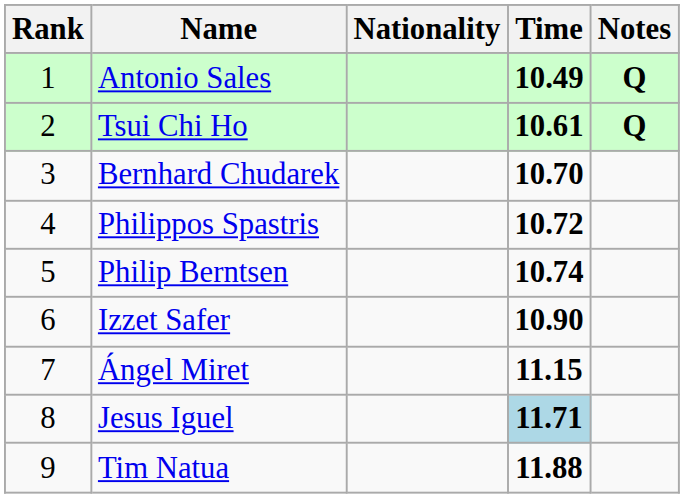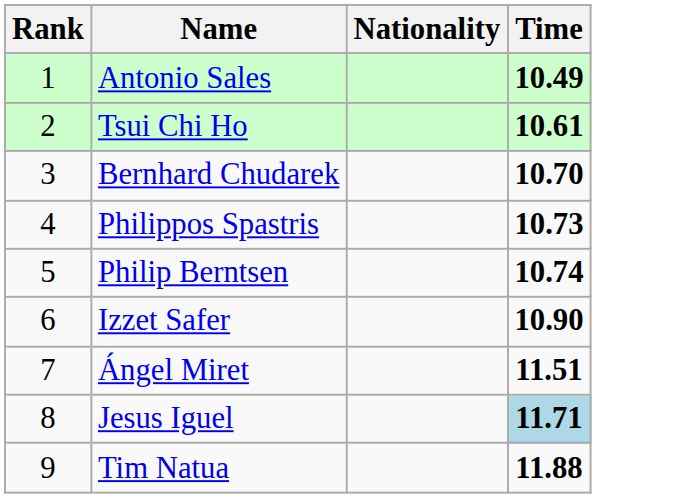- column: (634, 28)
(549, 223) 10.72 -> (549, 223) 10.73
(549, 369) 11.15 -> (549, 369) 11.51
